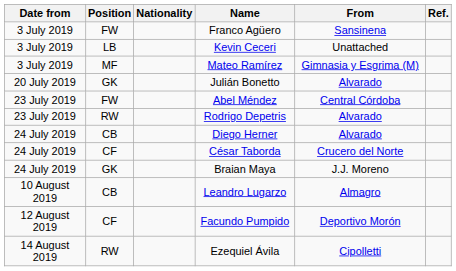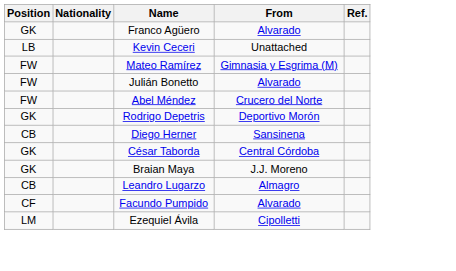- column: (45, 13)
(110, 31) FW -> (29, 31) GK
(360, 31) Sansinena -> (279, 31) Alvarado
(110, 65) MF -> (29, 65) FW
(110, 83) GK -> (29, 83) FW
(360, 100) Central Córdoba -> (279, 100) Crucero del Norte
(110, 117) RW -> (29, 117) GK
(360, 117) Alvarado -> (279, 117) Deportivo Morón
(360, 134) Alvarado -> (279, 134) Sansinena
(110, 152) CF -> (29, 152) GK
(360, 152) Crucero del Norte -> (279, 152) Central Córdoba
(360, 222) Deportivo Morón -> (279, 204) Alvarado
(110, 251) RW -> (29, 221) LM
